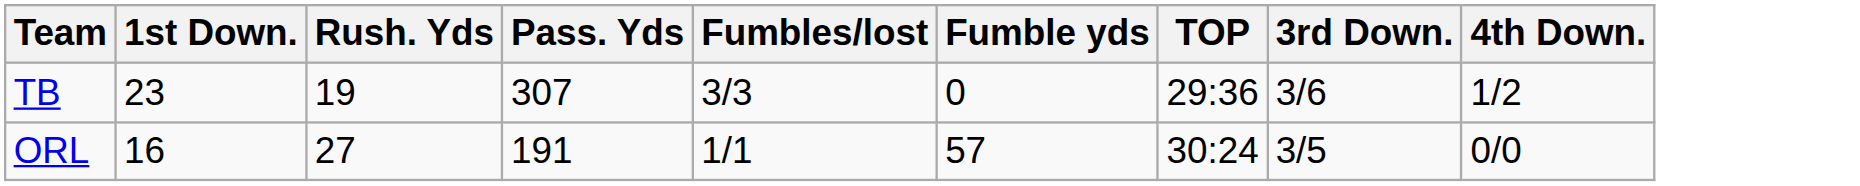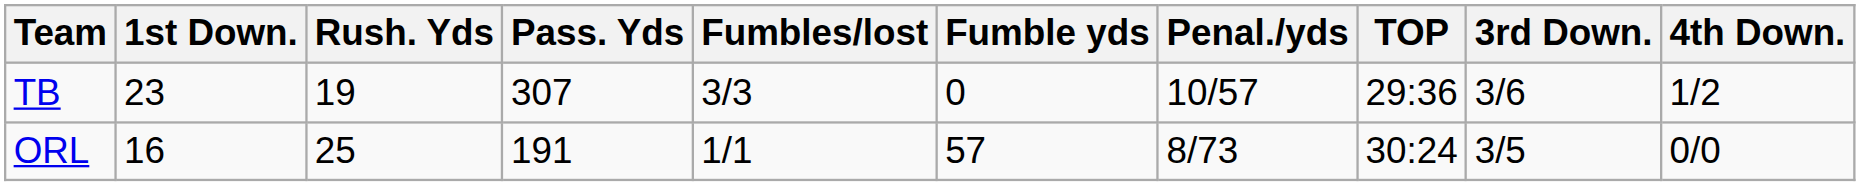+ column: (1258, 33)
(335, 150) 27 -> (335, 150) 25
